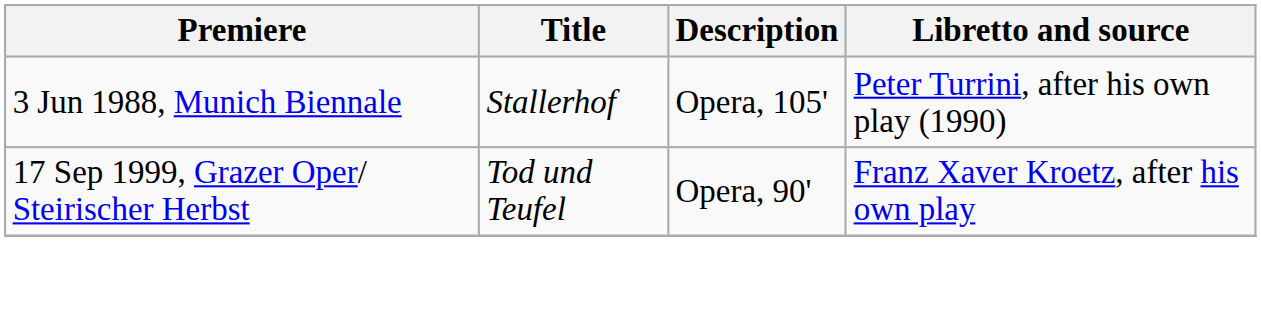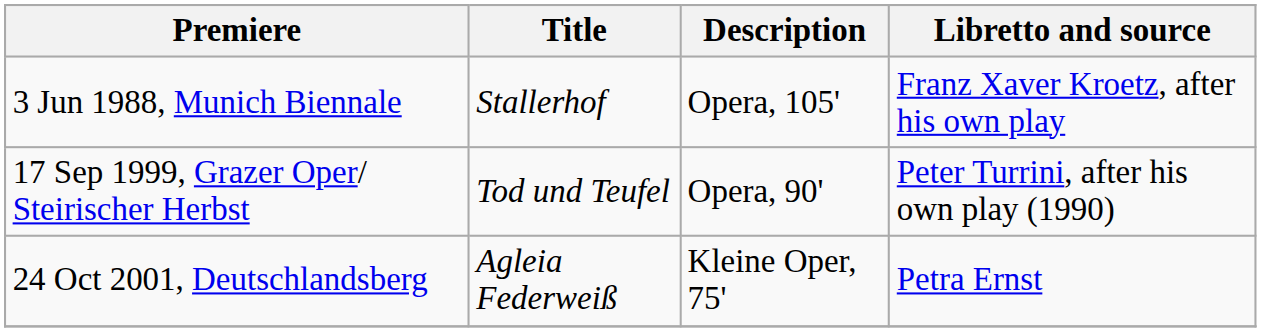(1032, 101) Peter Turrini, after his own play (1990) -> (1066, 101) Franz Xaver Kroetz, after his own play
(1046, 190) Franz Xaver Kroetz, after his own play -> (1042, 190) Peter Turrini, after his own play (1990)
+ row: (220, 280)
